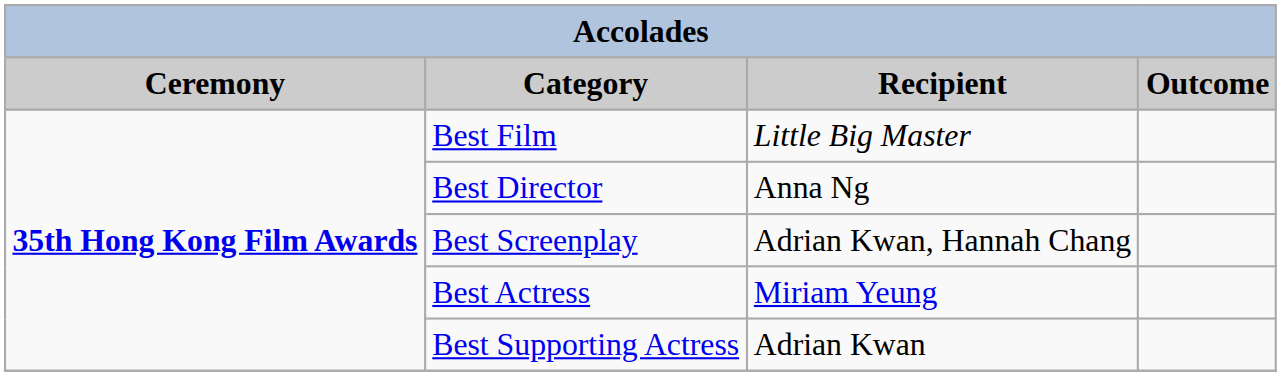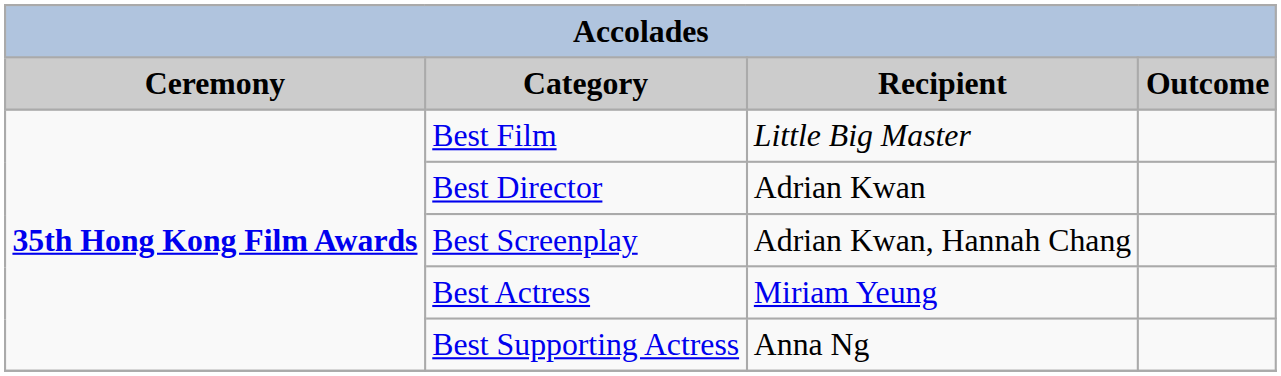(812, 188) Anna Ng -> (840, 188) Adrian Kwan
(840, 345) Adrian Kwan -> (812, 345) Anna Ng
